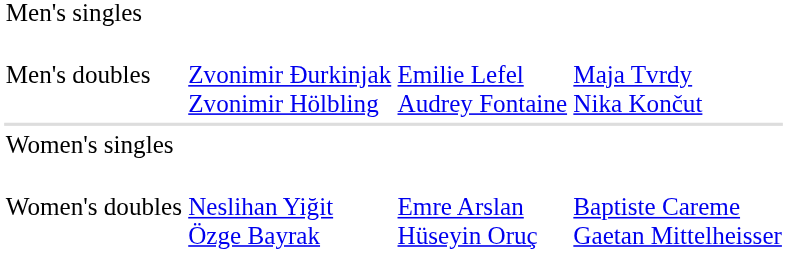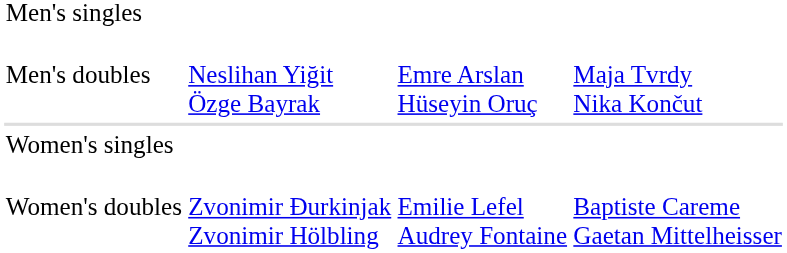(290, 89) Zvonimir Đurkinjak Zvonimir Hölbling -> (261, 89) Neslihan Yiğit Özge Bayrak
(482, 89) Emilie Lefel Audrey Fontaine -> (468, 89) Emre Arslan Hüseyin Oruç
(261, 221) Neslihan Yiğit Özge Bayrak -> (290, 221) Zvonimir Đurkinjak Zvonimir Hölbling
(468, 221) Emre Arslan Hüseyin Oruç -> (482, 221) Emilie Lefel Audrey Fontaine
